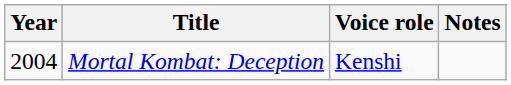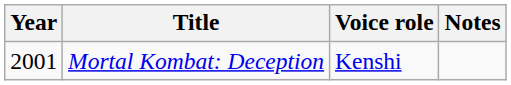(34, 60) 2004 -> (34, 60) 2001
